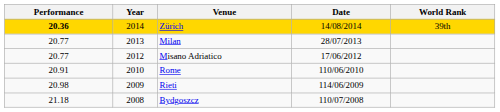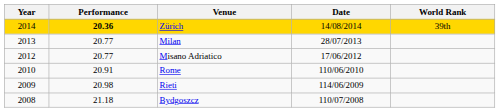columns swapped: (135, 12) <-> (59, 12)
